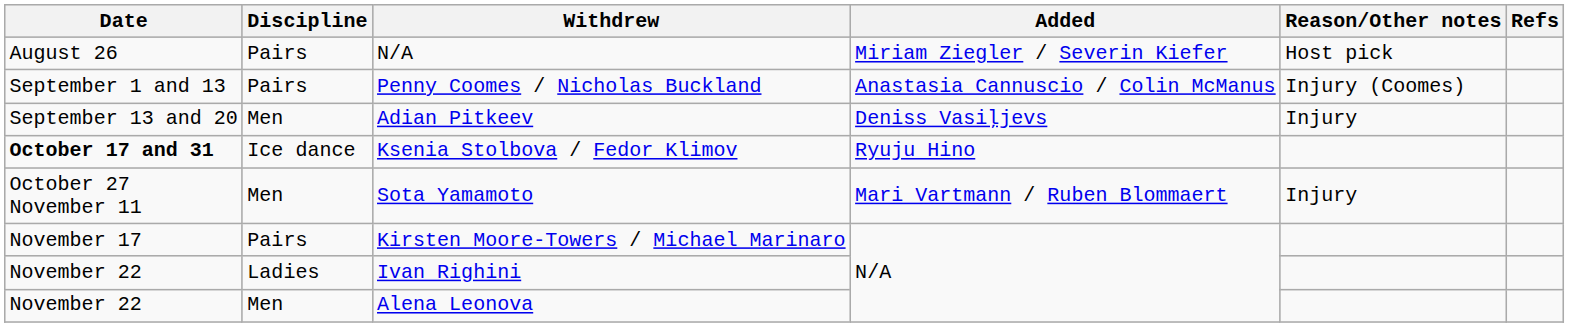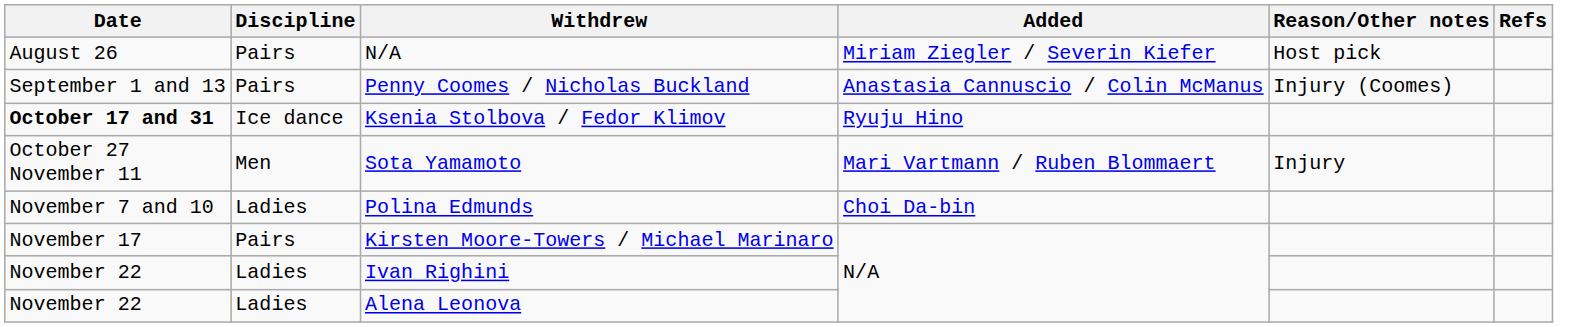- row: (455, 119)
+ row: (449, 207)
(265, 305) Men -> (271, 305) Ladies
